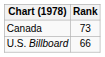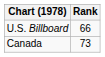rows swapped: (24, 28) <-> (37, 44)
